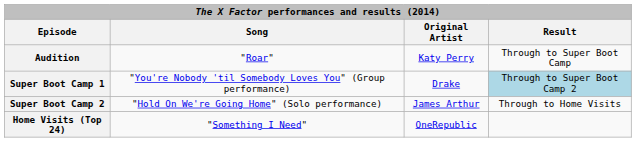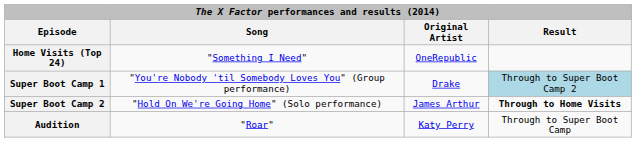rows swapped: (57, 58) <-> (57, 124)
(560, 104) normal -> (560, 104) bold
